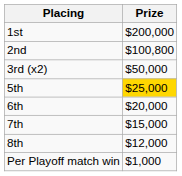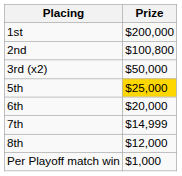(146, 124) $15,000 -> (146, 124) $14,999
